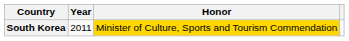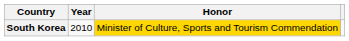(81, 28) 2011 -> (81, 28) 2010
